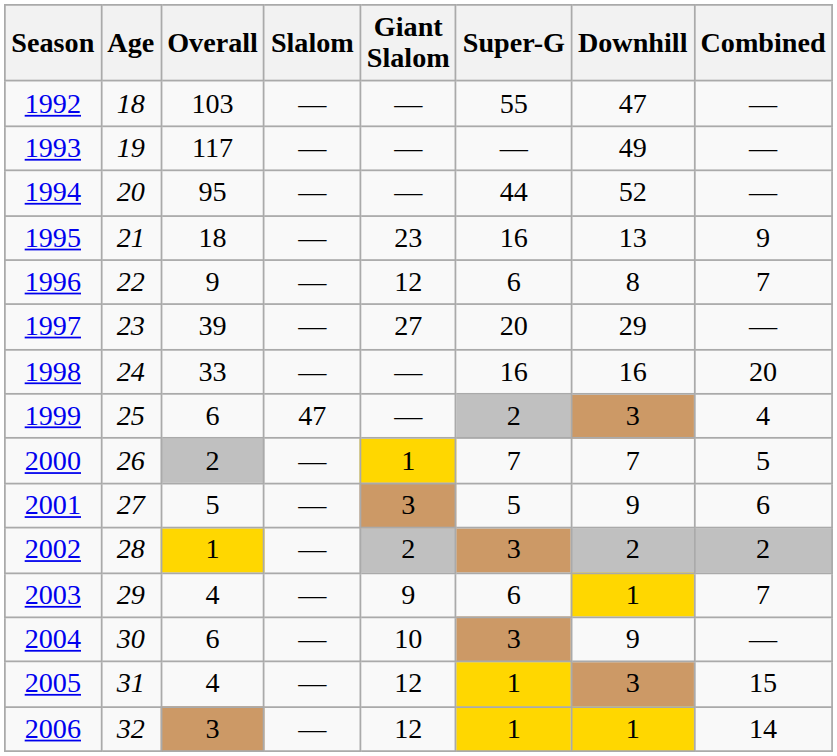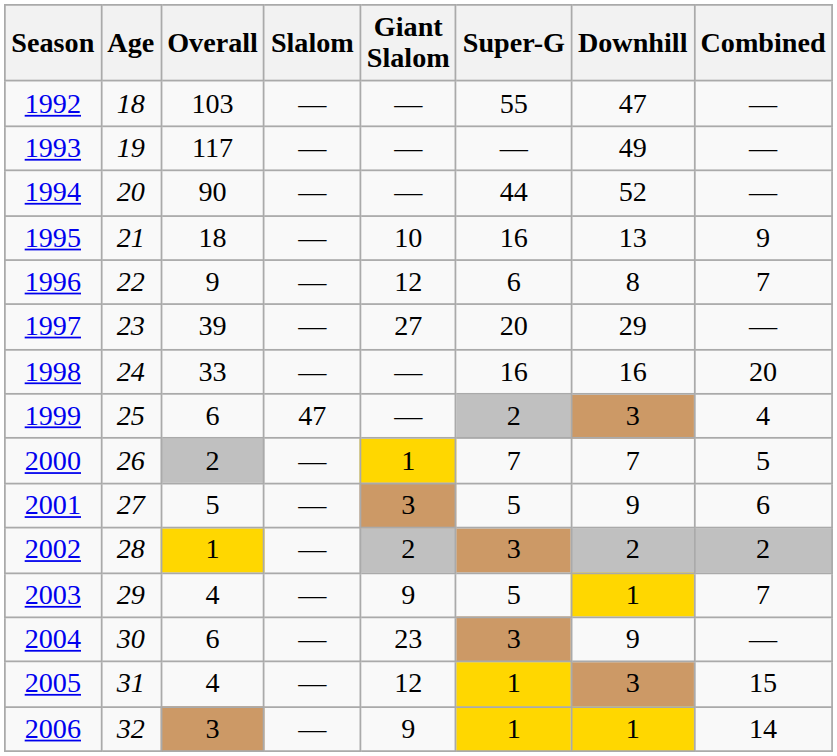(213, 192) 95 -> (213, 192) 90
(408, 237) 23 -> (408, 237) 10
(514, 594) 6 -> (514, 594) 5
(408, 639) 10 -> (408, 639) 23
(408, 728) 12 -> (408, 728) 9
